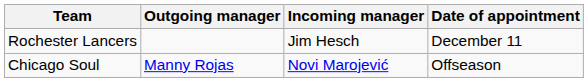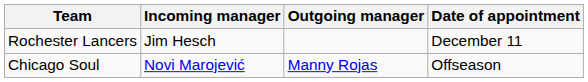columns swapped: (212, 16) <-> (356, 16)
